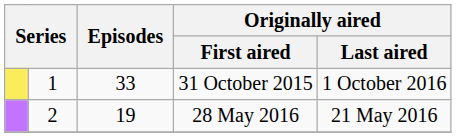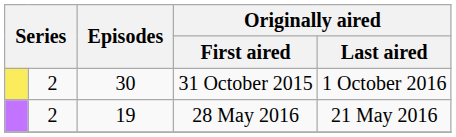(53, 83) 1 -> (53, 83) 2
(125, 83) 33 -> (125, 83) 30
